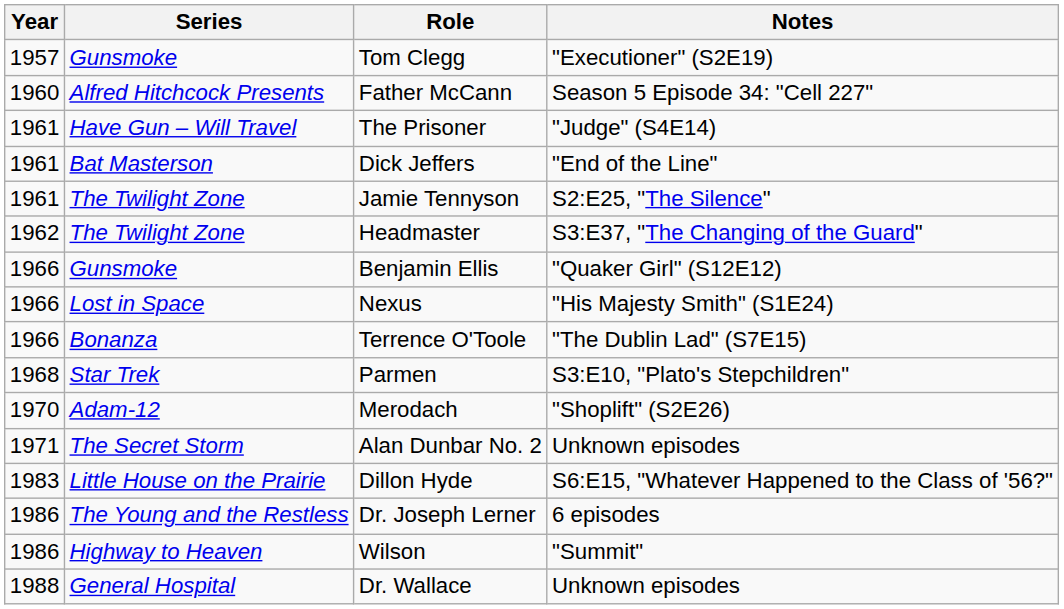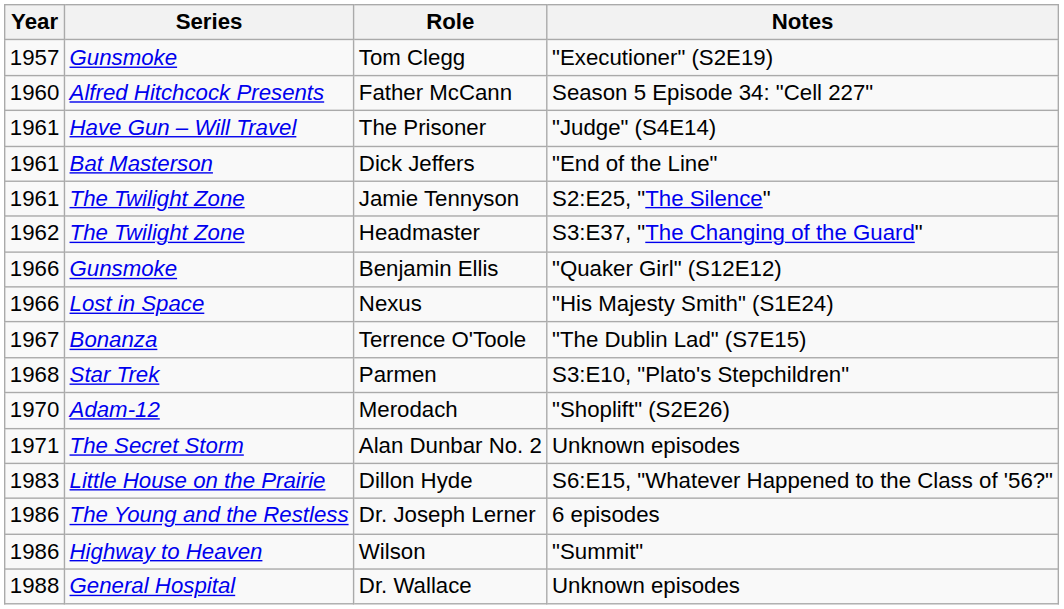(35, 339) 1966 -> (35, 339) 1967
